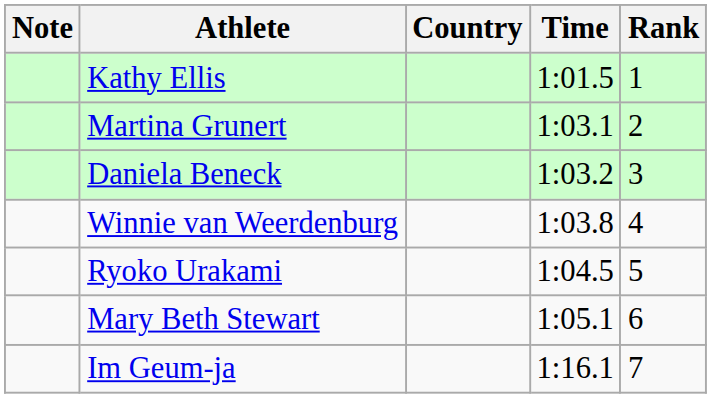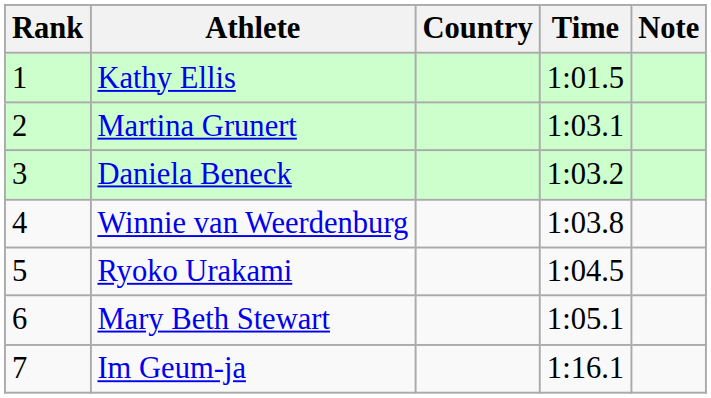columns swapped: (664, 28) <-> (43, 28)
